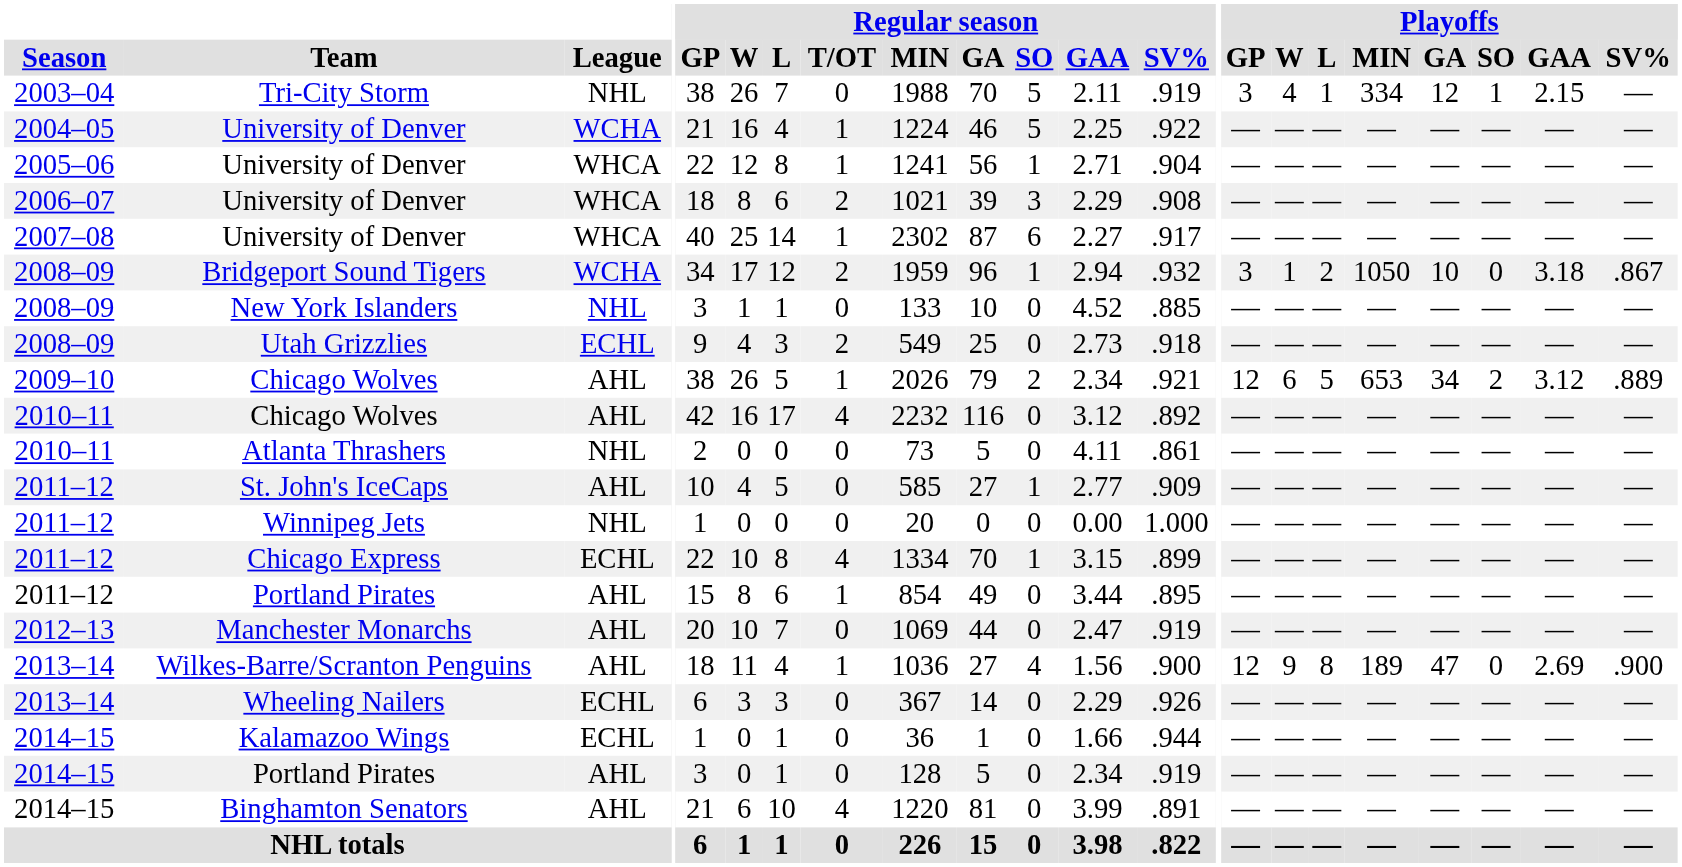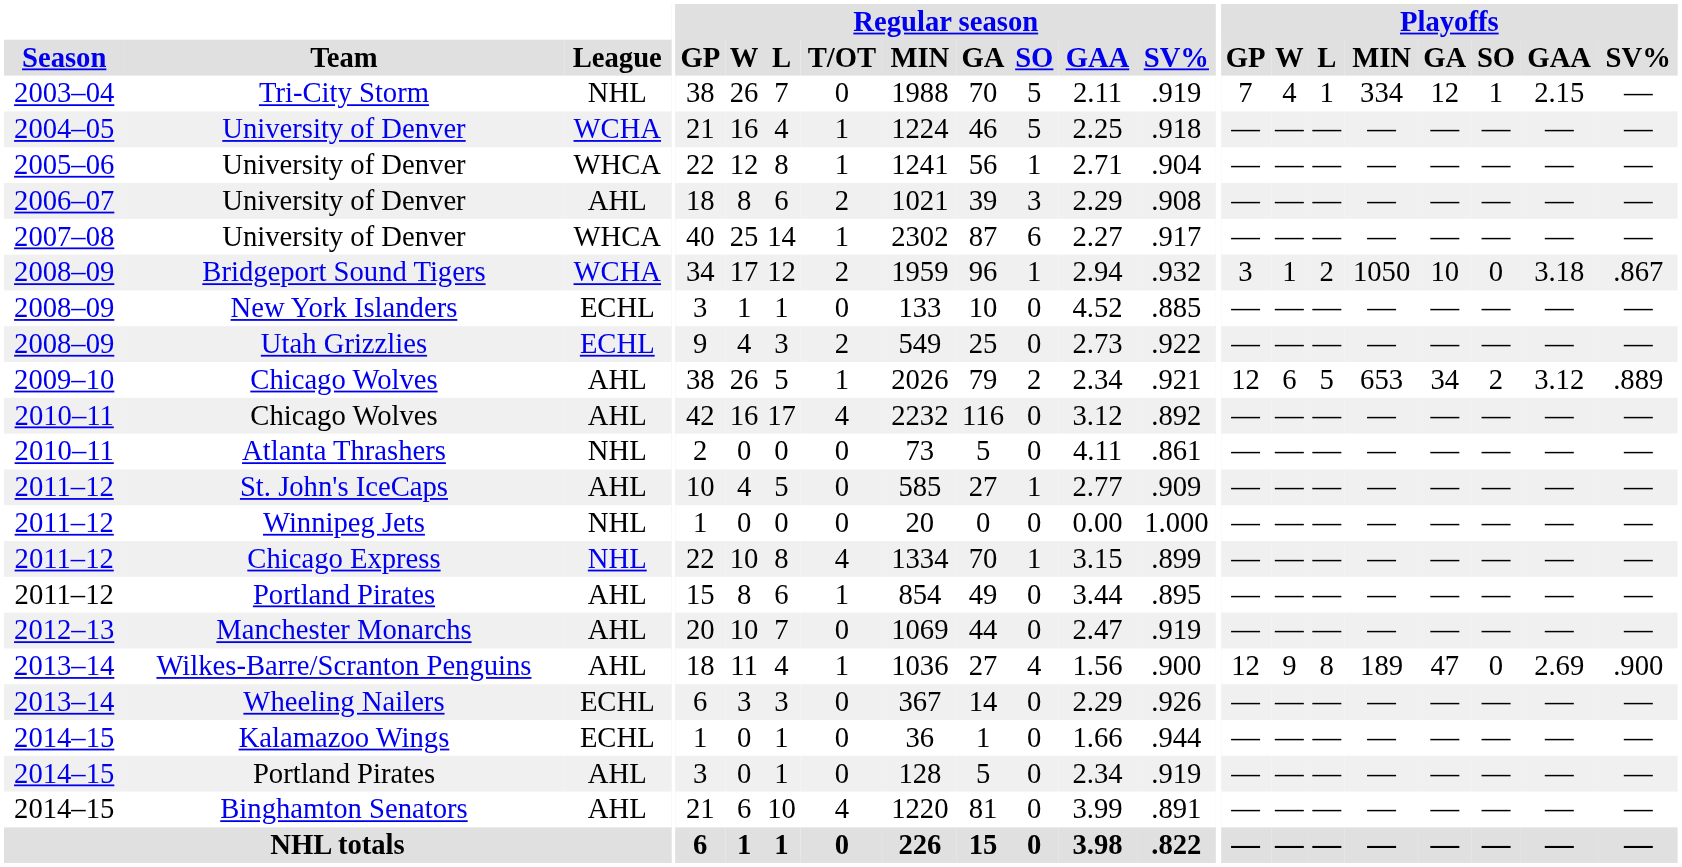(1246, 93) 3 -> (1246, 93) 7
(1176, 128) .922 -> (1176, 128) .918
(617, 200) WHCA -> (617, 200) AHL
(617, 307) NHL -> (617, 307) ECHL
(1176, 343) .918 -> (1176, 343) .922
(617, 558) ECHL -> (617, 558) NHL
